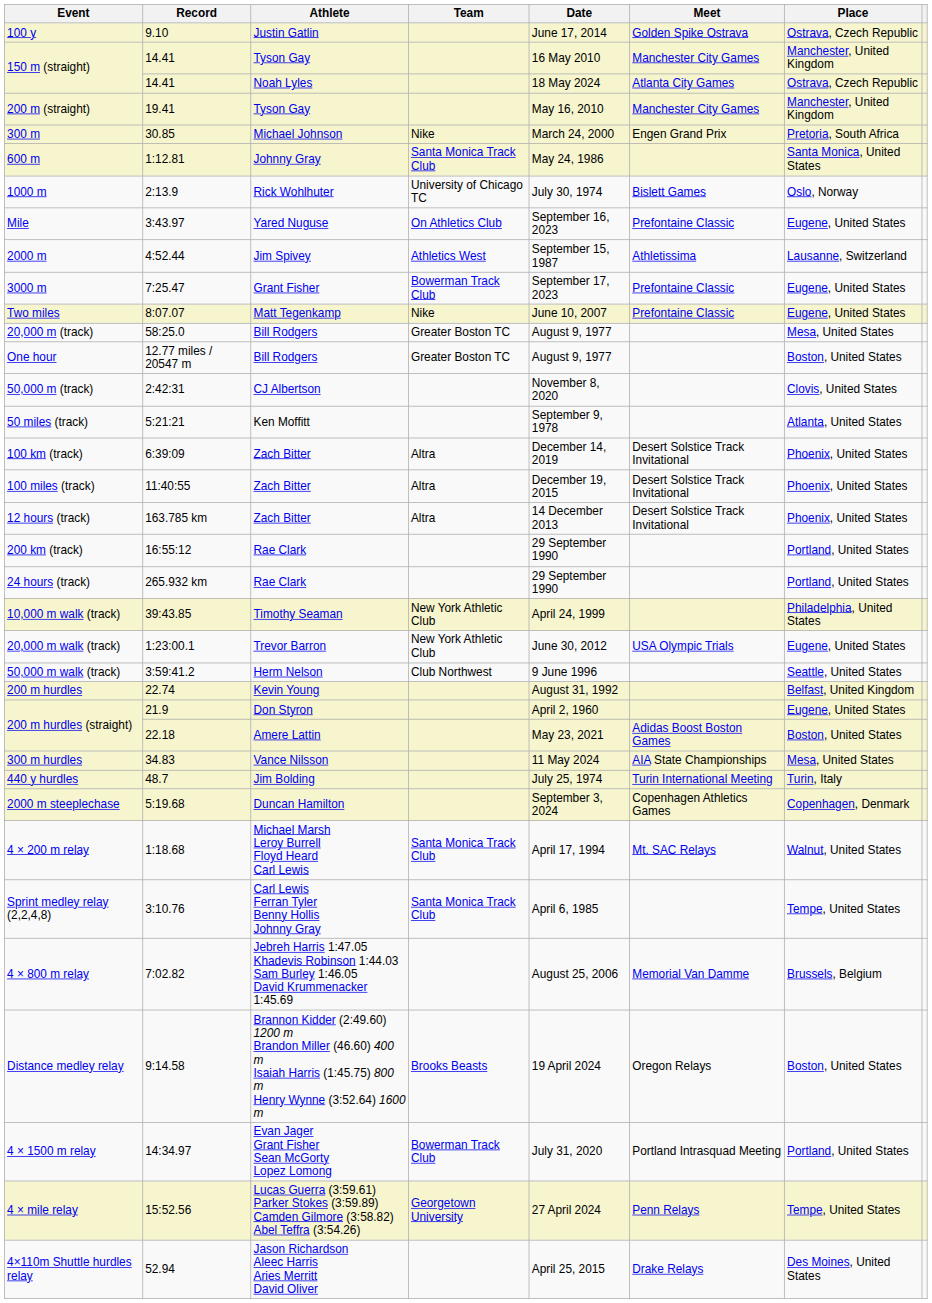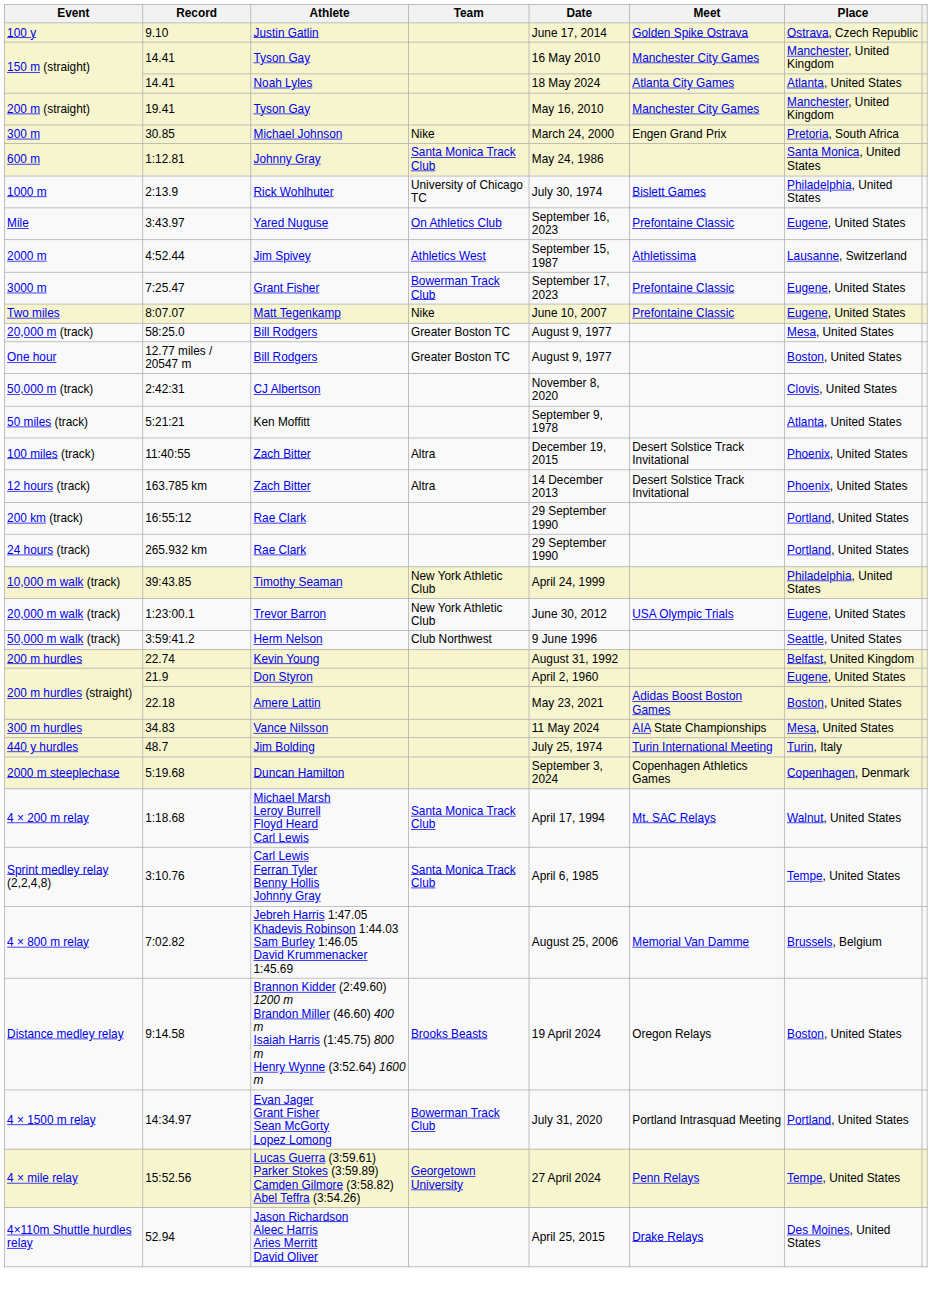(853, 83) Ostrava, Czech Republic -> (844, 83) Atlanta, United States
(823, 191) Oslo, Norway -> (840, 191) Philadelphia, United States
- row: (45, 454)
